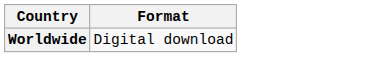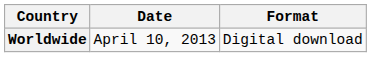+ column: (155, 16)
